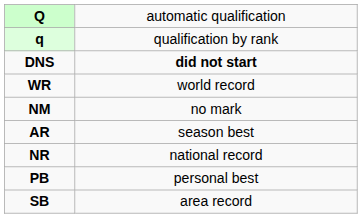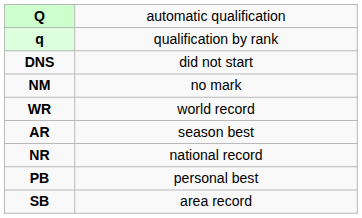(216, 62) bold -> (216, 62) normal
rows swapped: (39, 108) <-> (39, 85)
